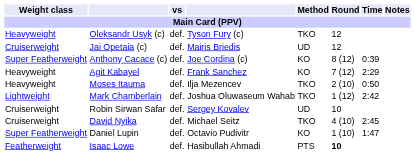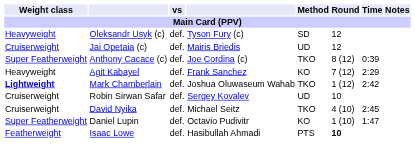(307, 35) TKO -> (304, 35) SD
(304, 59) KO -> (307, 59) TKO
- row: (117, 84)
(27, 96) normal -> (30, 84) bold
